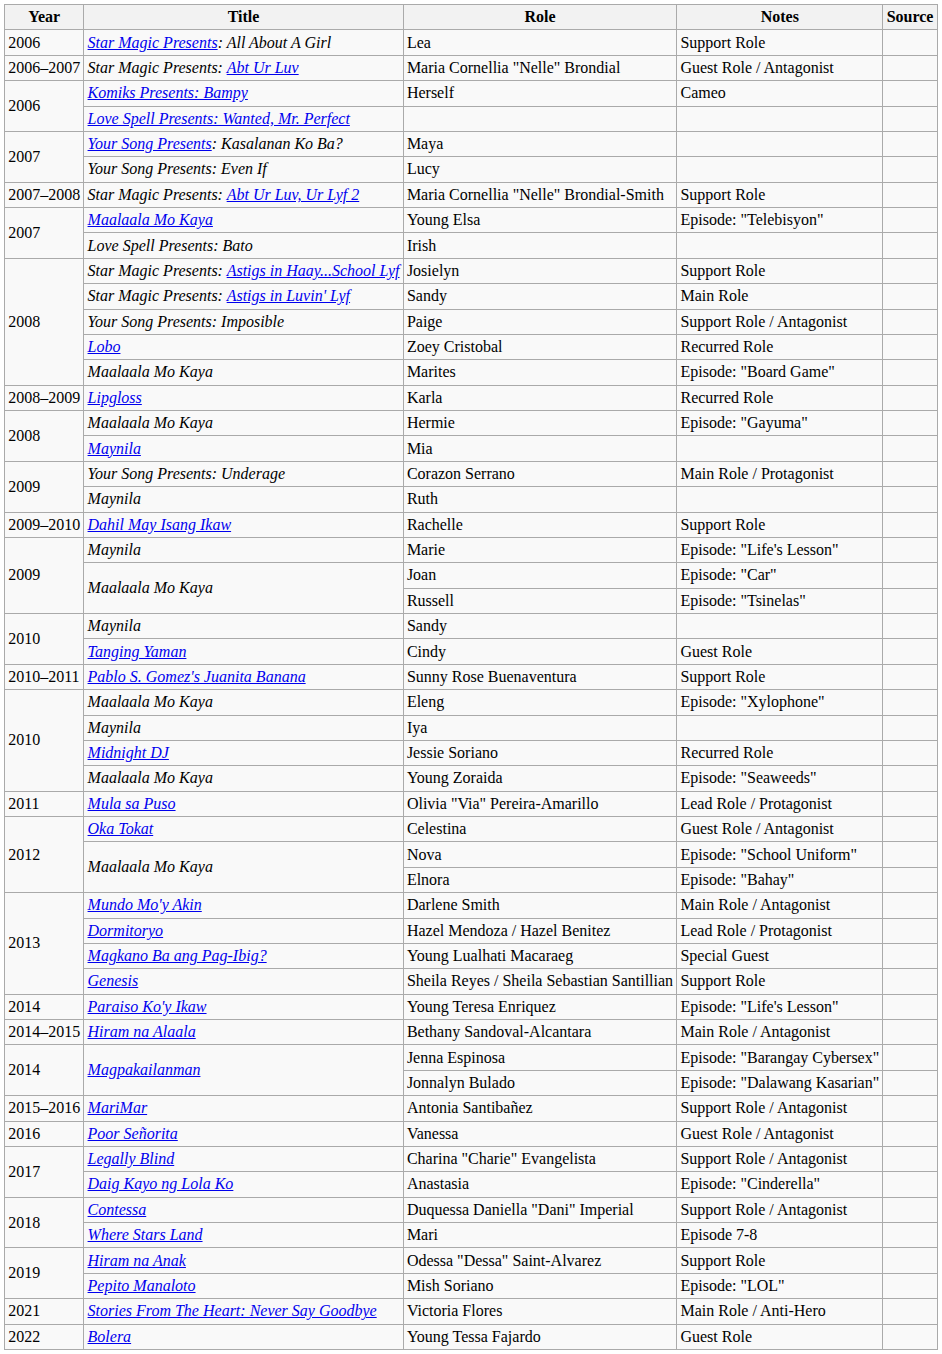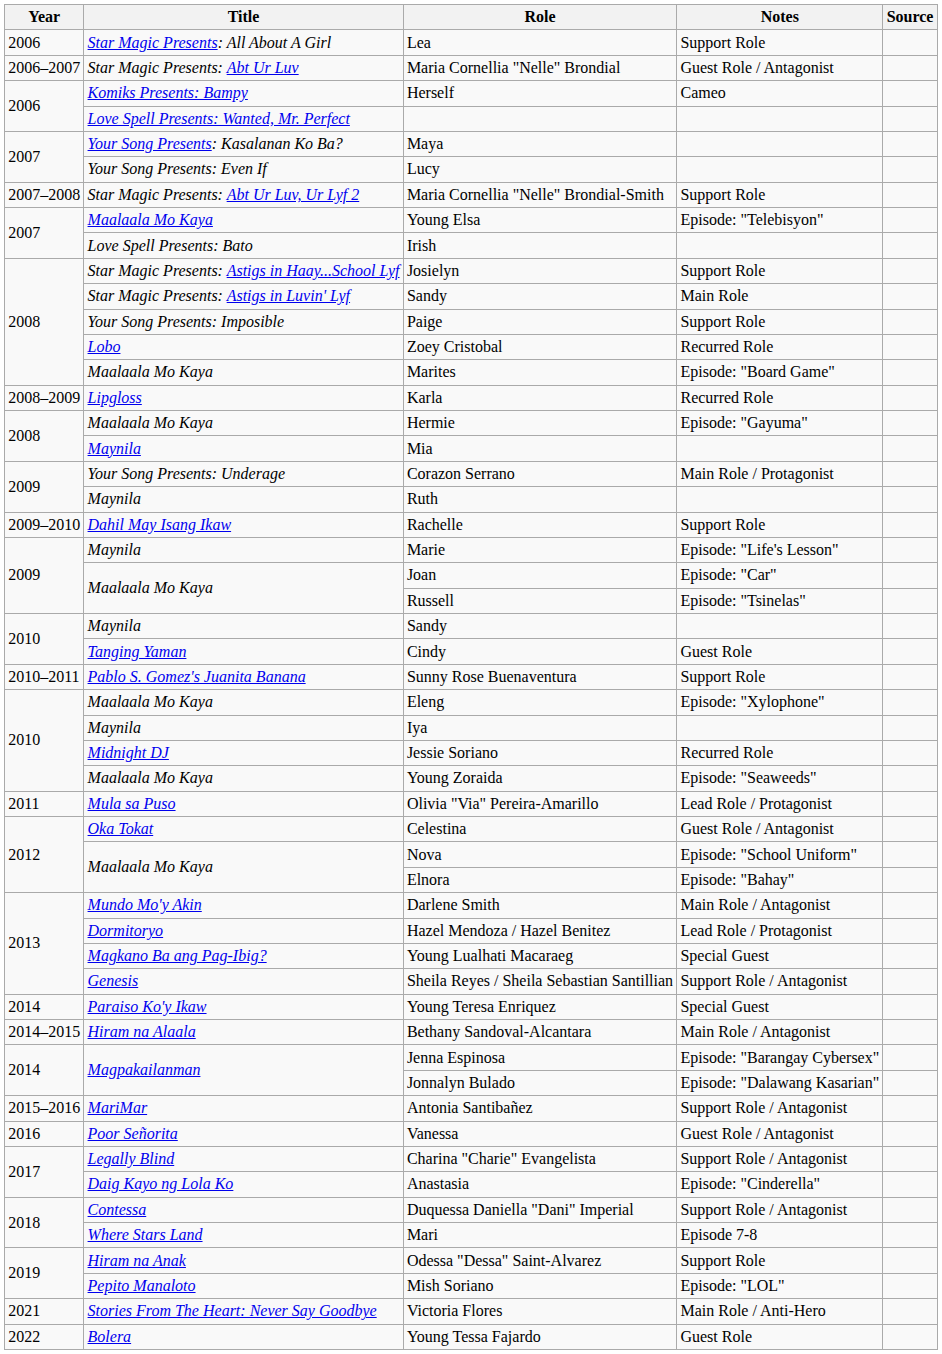(764, 321) Support Role / Antagonist -> (723, 321) Support Role
(723, 981) Support Role -> (764, 981) Support Role / Antagonist
(760, 1006) Episode: "Life's Lesson" -> (725, 1006) Special Guest
